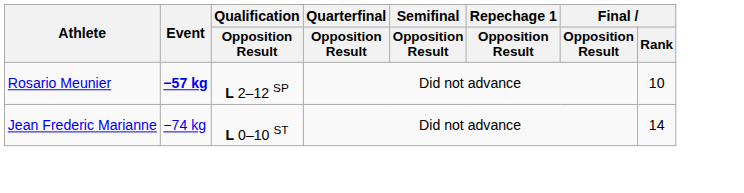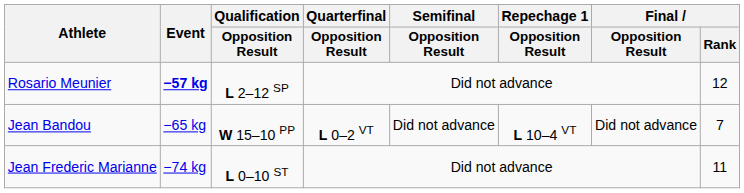(657, 84) 10 -> (720, 84) 12
+ row: (49, 125)
(657, 125) 14 -> (720, 167) 11
